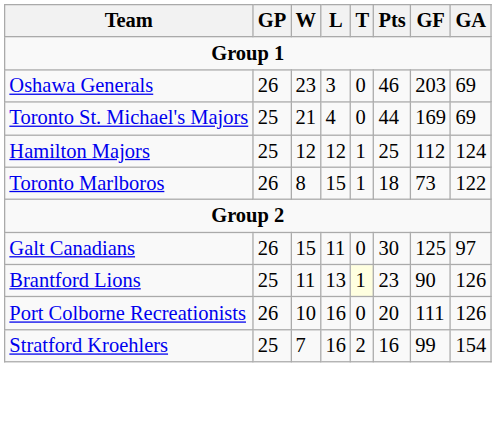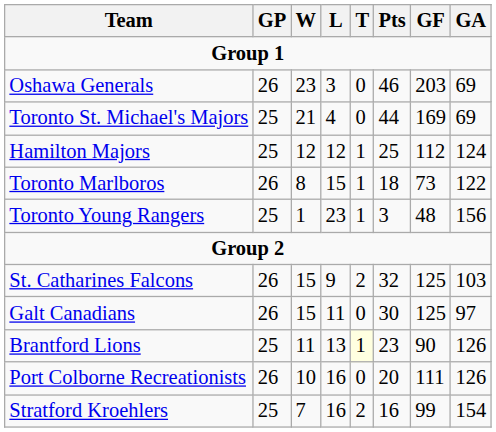+ row: (107, 215)
+ row: (101, 280)
